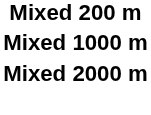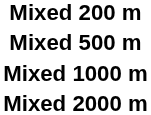+ row: (75, 43)
